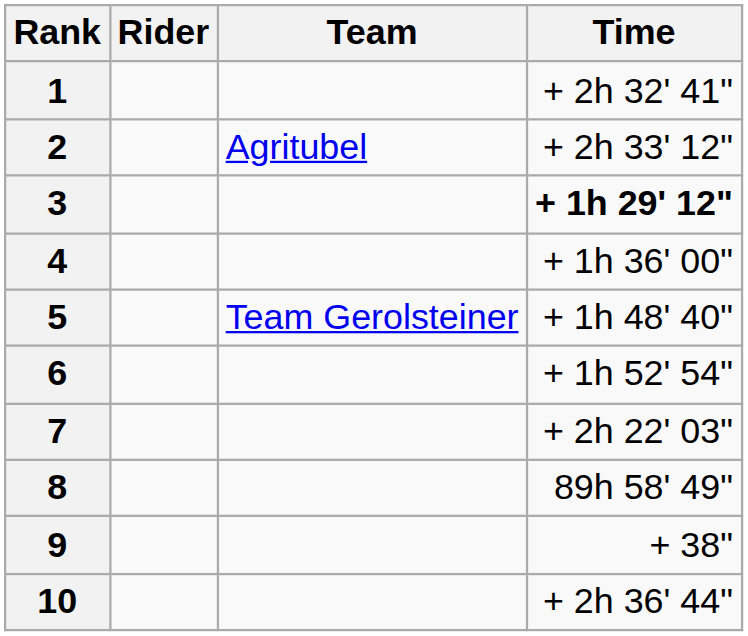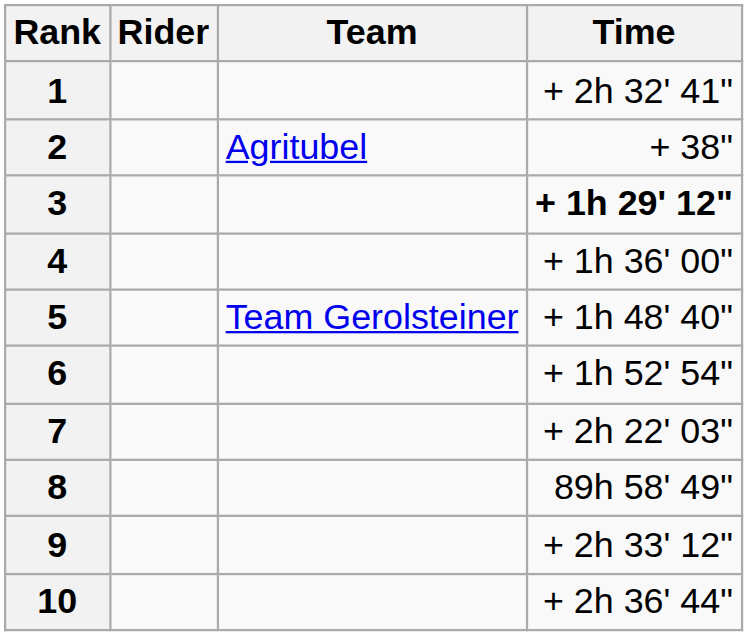(638, 146) + 2h 33' 12" -> (691, 146) + 38"
(691, 544) + 38" -> (638, 544) + 2h 33' 12"
